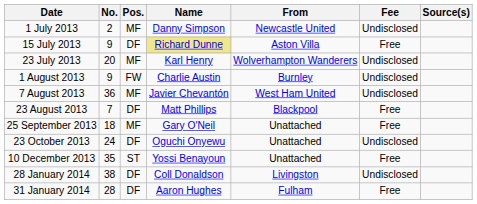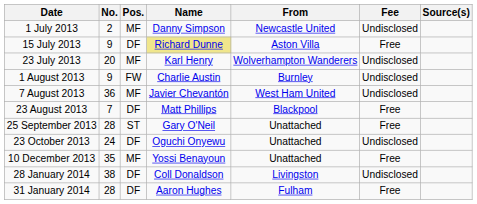(110, 126) 18 -> (110, 126) 28
(133, 126) MF -> (133, 126) ST
(133, 158) ST -> (133, 158) MF
